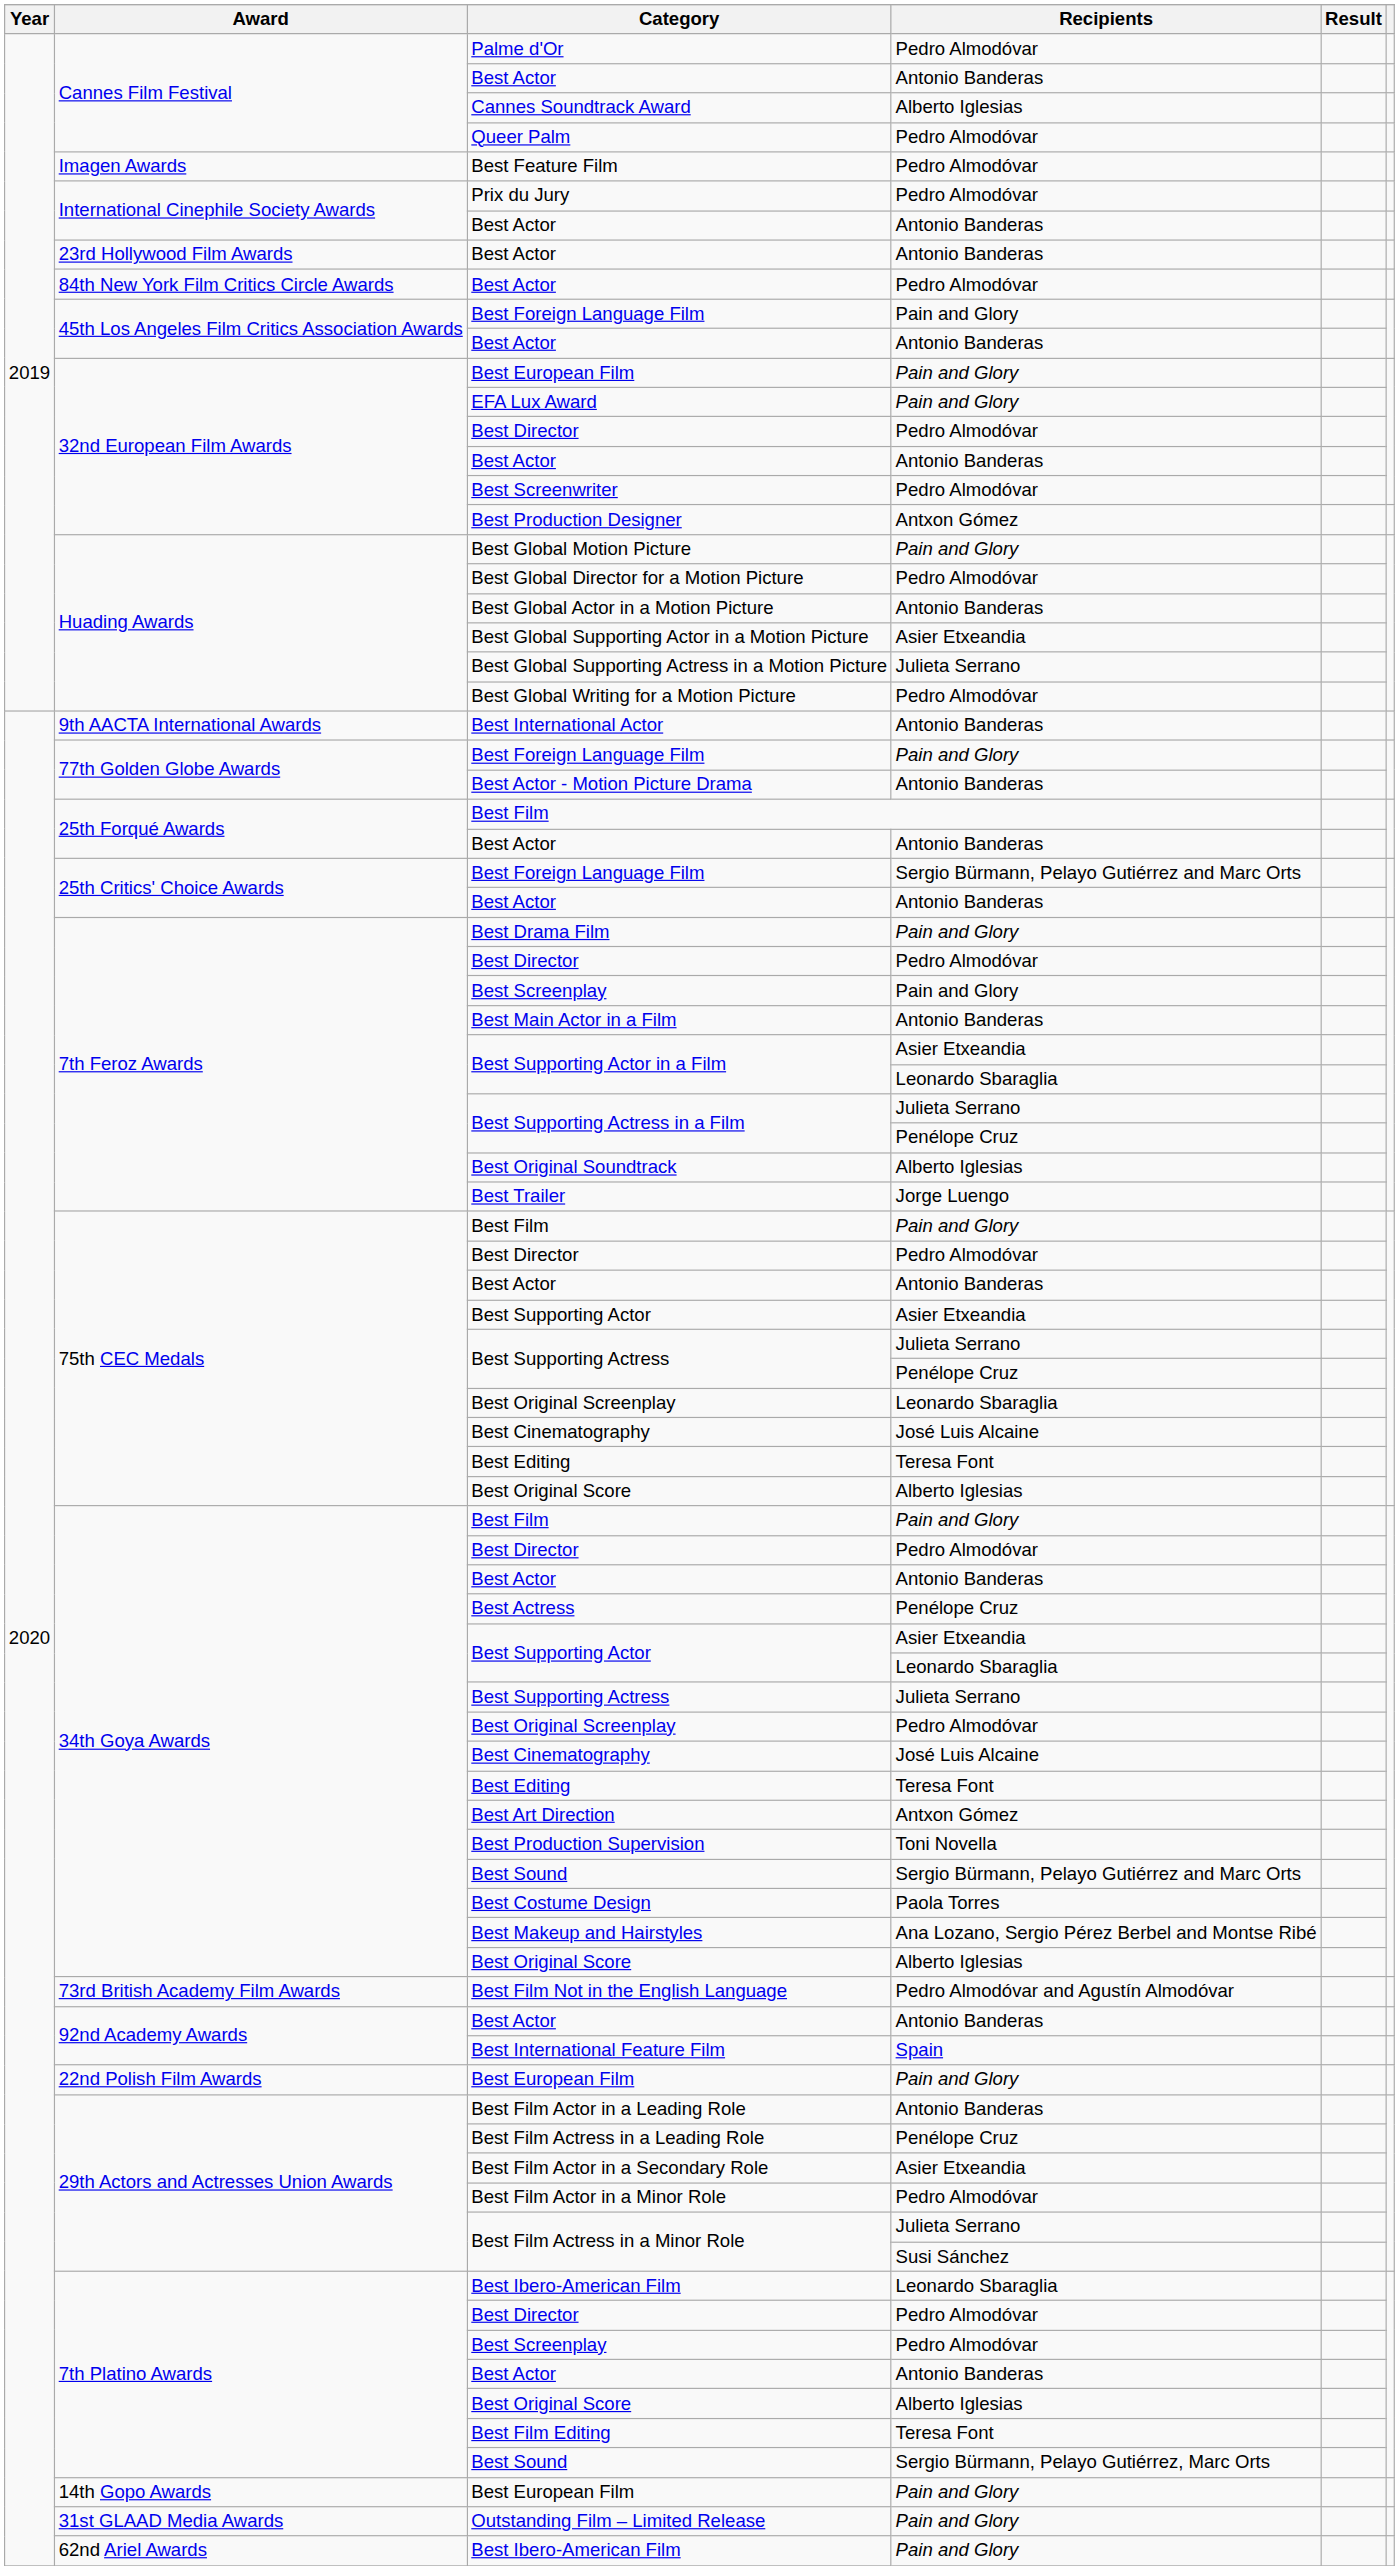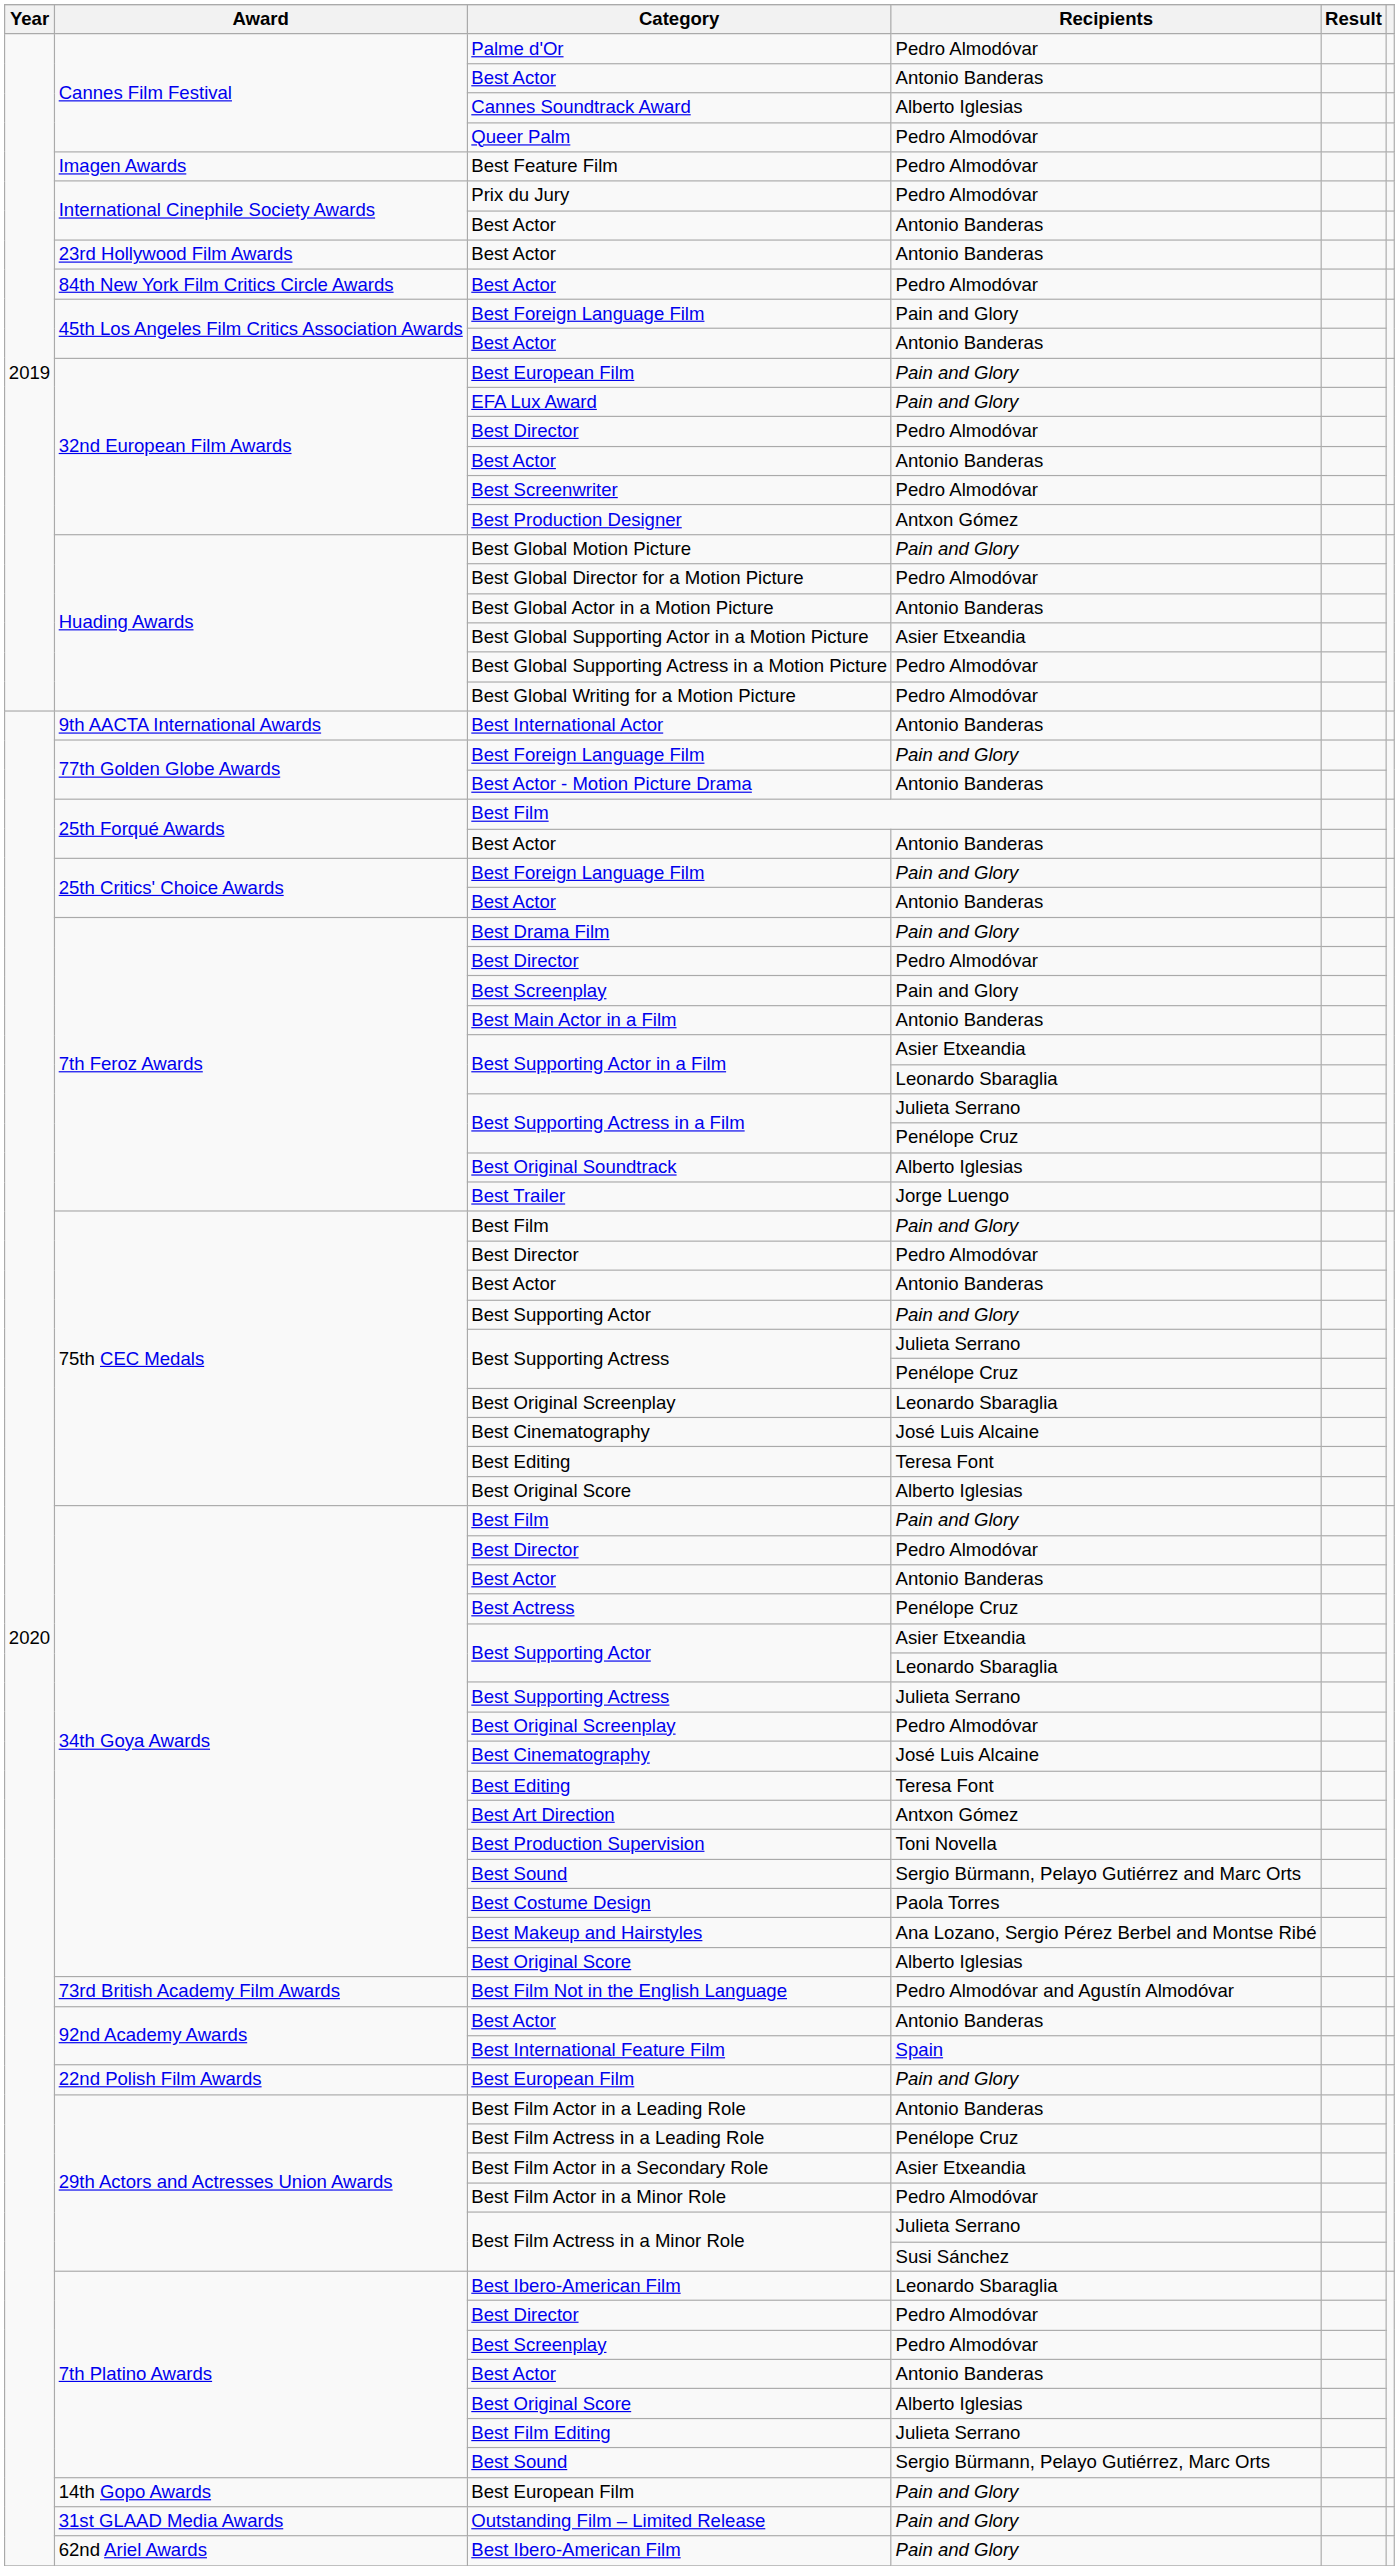(958, 666) Julieta Serrano -> (967, 666) Pedro Almodóvar
(1098, 872) Sergio Bürmann, Pelayo Gutiérrez and Marc Orts -> (957, 872) Pain and Glory
(961, 1314) Asier Etxeandia -> (957, 1314) Pain and Glory
(945, 2432) Teresa Font -> (958, 2432) Julieta Serrano
